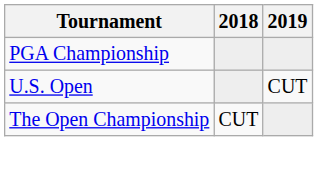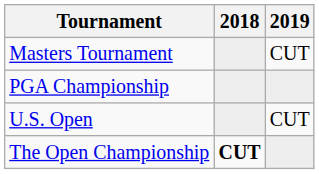+ row: (91, 53)
(238, 119) normal -> (240, 152) bold
